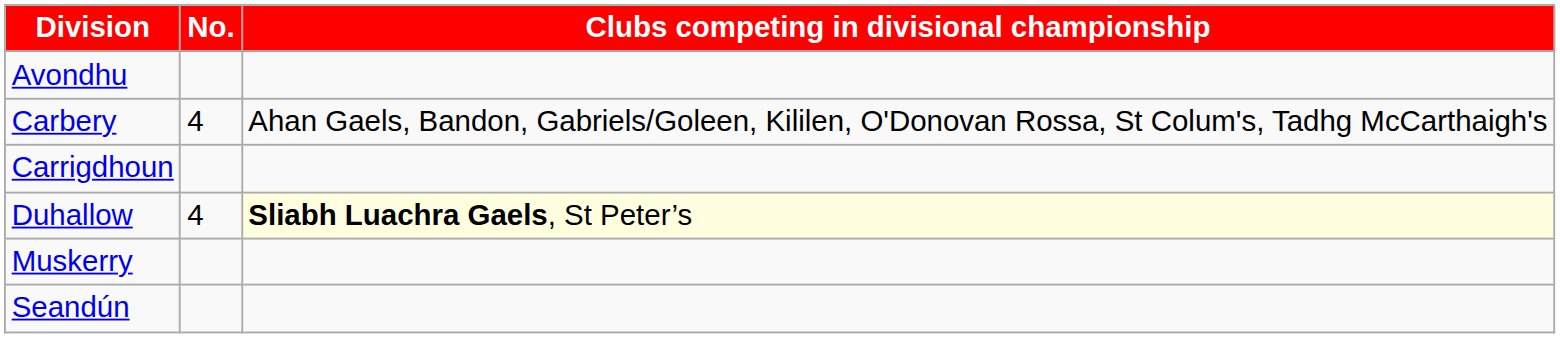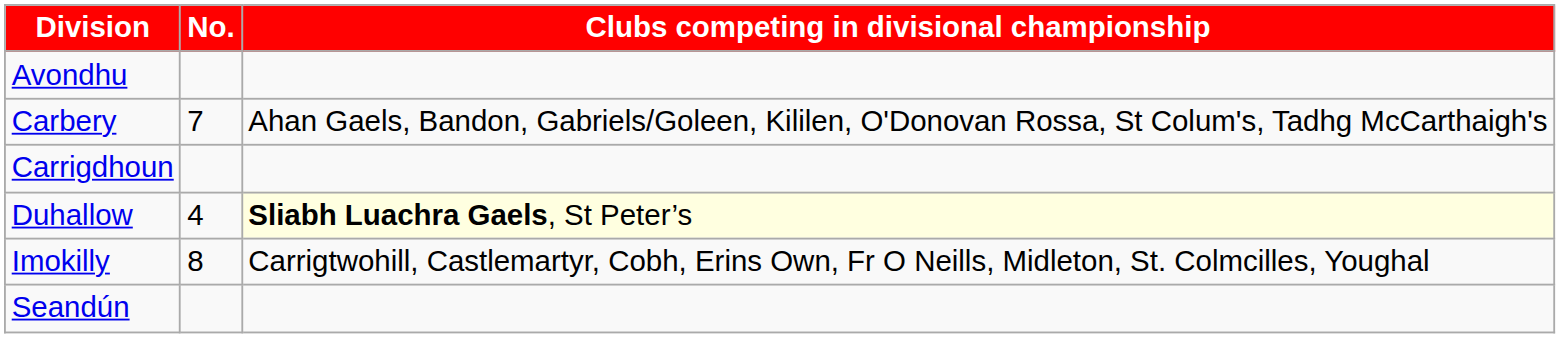(196, 121) 4 -> (196, 121) 7
+ row: (61, 261)
- row: (72, 261)
